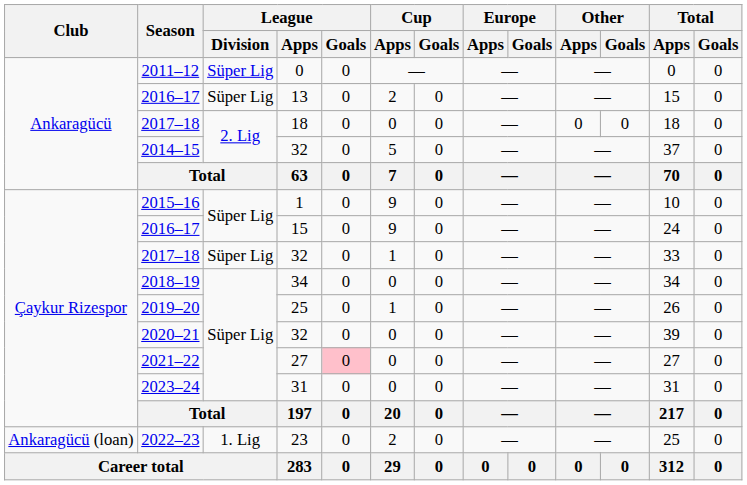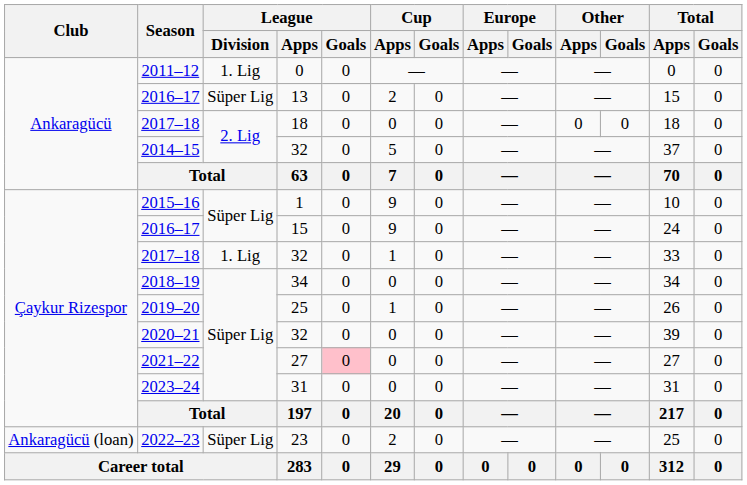(240, 70) Süper Lig -> (240, 70) 1. Lig
(240, 255) Süper Lig -> (240, 255) 1. Lig
(240, 439) 1. Lig -> (240, 439) Süper Lig
